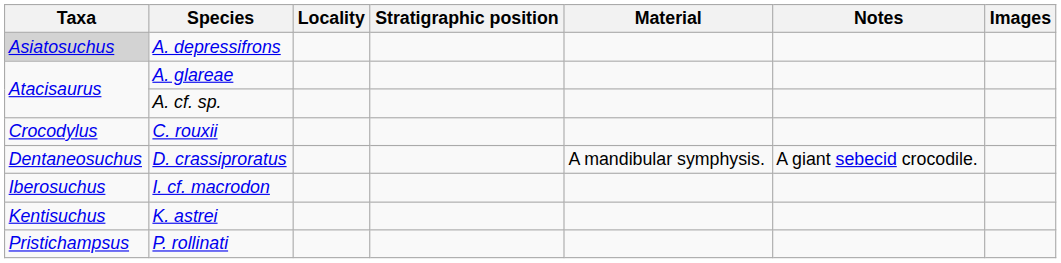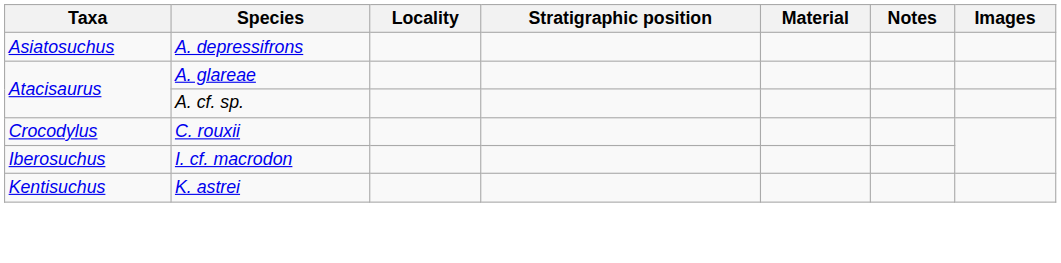(61, 46) lightgrey background -> (61, 46) no background
- row: (220, 159)
- row: (190, 243)
